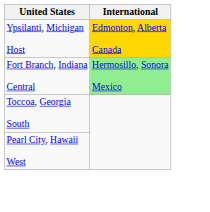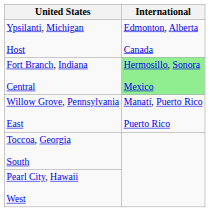(129, 38) gold background -> (161, 38) no background
+ row: (63, 113)
